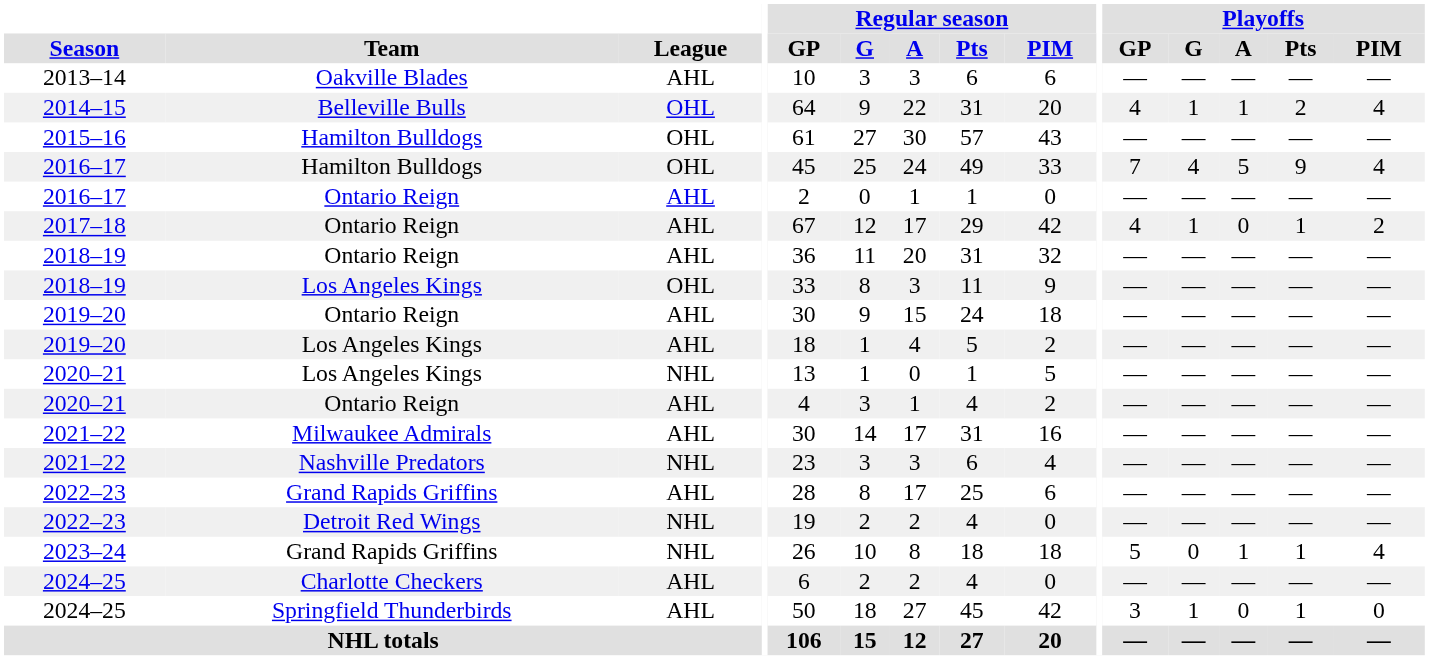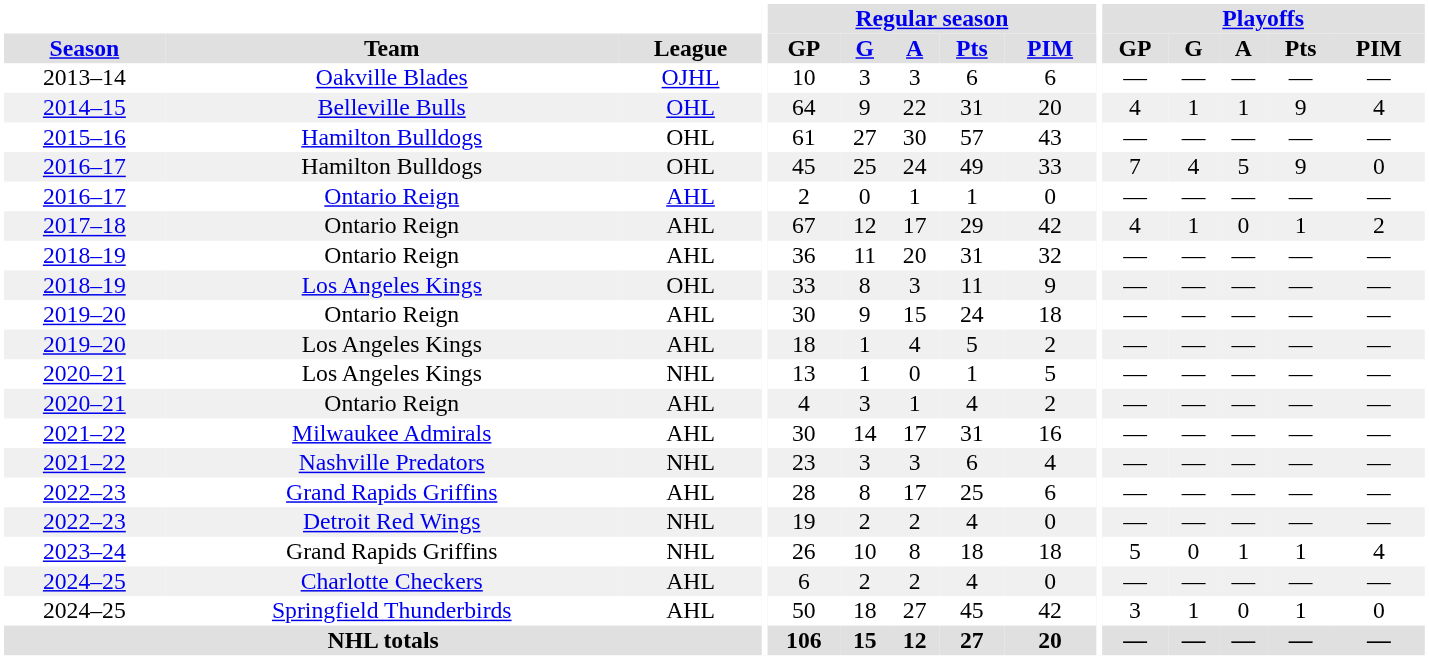(691, 77) AHL -> (691, 77) OJHL
(1301, 107) 2 -> (1301, 107) 9
(1379, 166) 4 -> (1379, 166) 0
